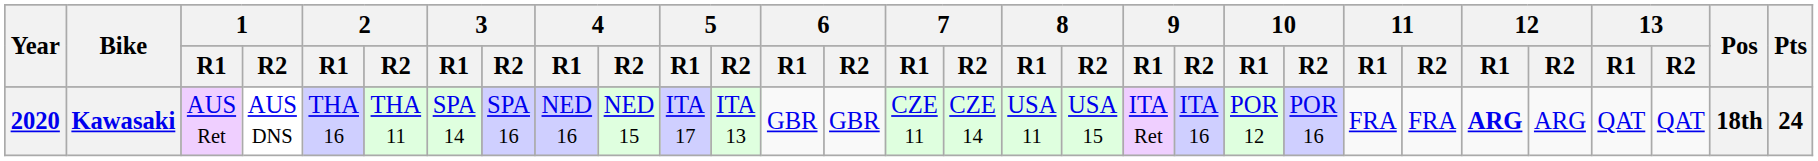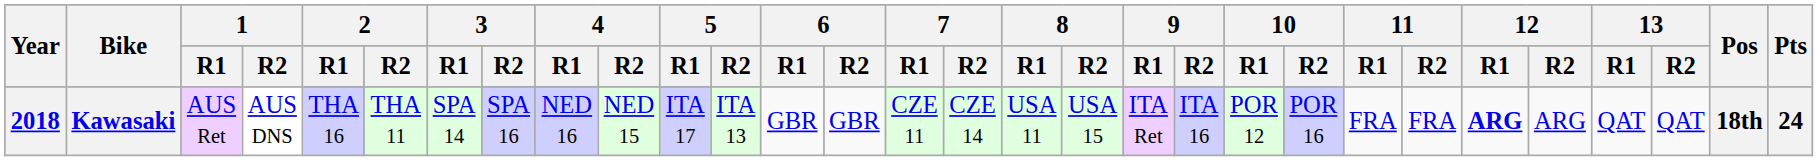(35, 120) 2020 -> (35, 120) 2018
